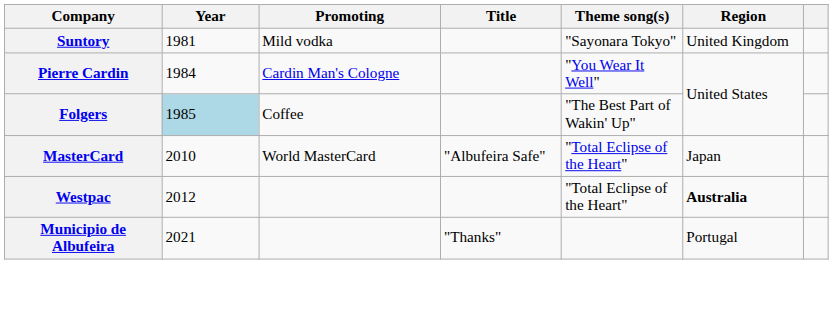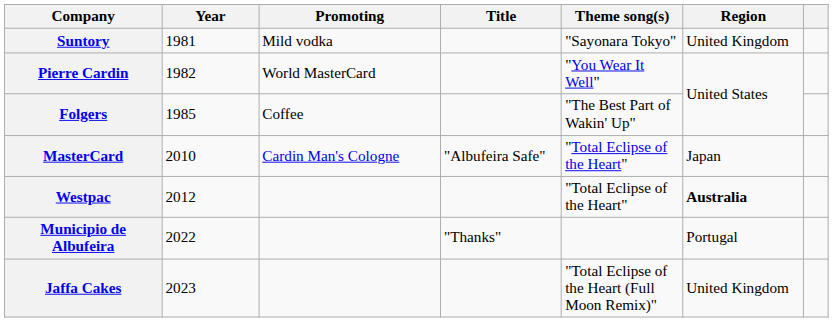(181, 73) 1984 -> (181, 73) 1982
(331, 73) Cardin Man's Cologne -> (319, 73) World MasterCard
(181, 114) lightblue background -> (181, 114) no background
(319, 155) World MasterCard -> (331, 155) Cardin Man's Cologne
(181, 238) 2021 -> (181, 238) 2022
+ row: (83, 287)
